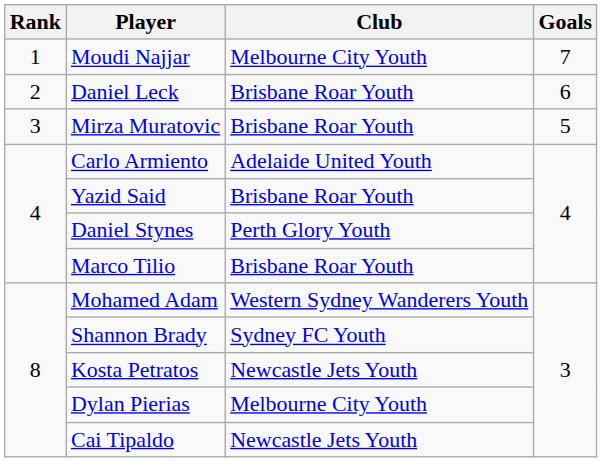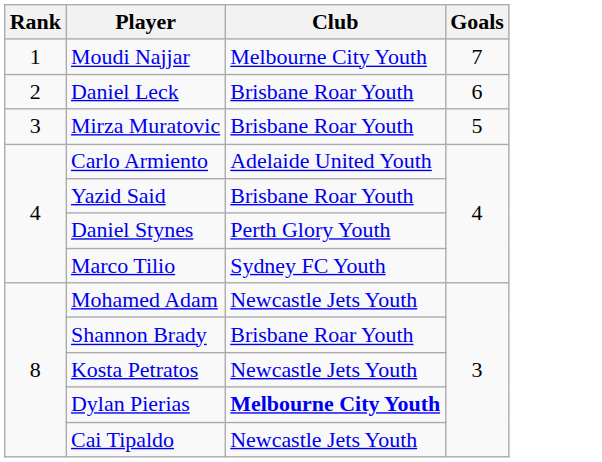(322, 265) Brisbane Roar Youth -> (308, 265) Sydney FC Youth
(379, 299) Western Sydney Wanderers Youth -> (324, 299) Newcastle Jets Youth
(308, 334) Sydney FC Youth -> (322, 334) Brisbane Roar Youth
(329, 404) normal -> (335, 404) bold
